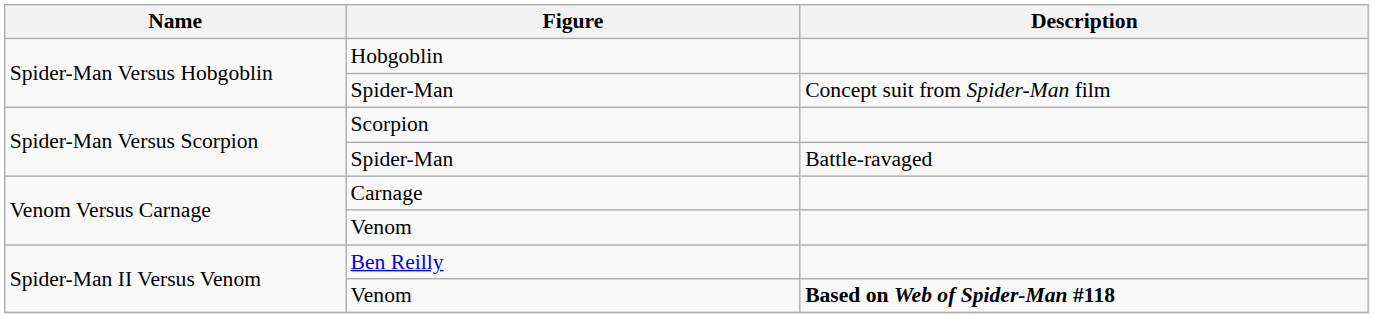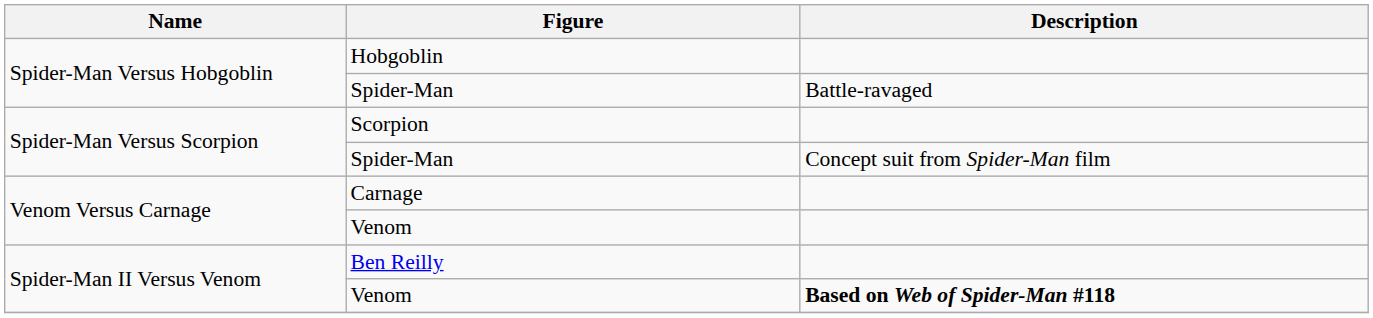(958, 90) Concept suit from Spider-Man film -> (869, 90) Battle-ravaged
(869, 158) Battle-ravaged -> (958, 158) Concept suit from Spider-Man film
